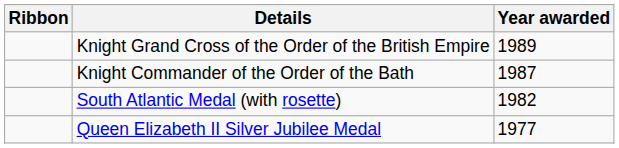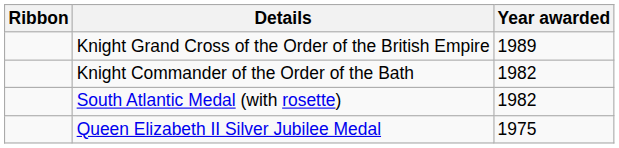(517, 73) 1987 -> (517, 73) 1982
(517, 128) 1977 -> (517, 128) 1975
